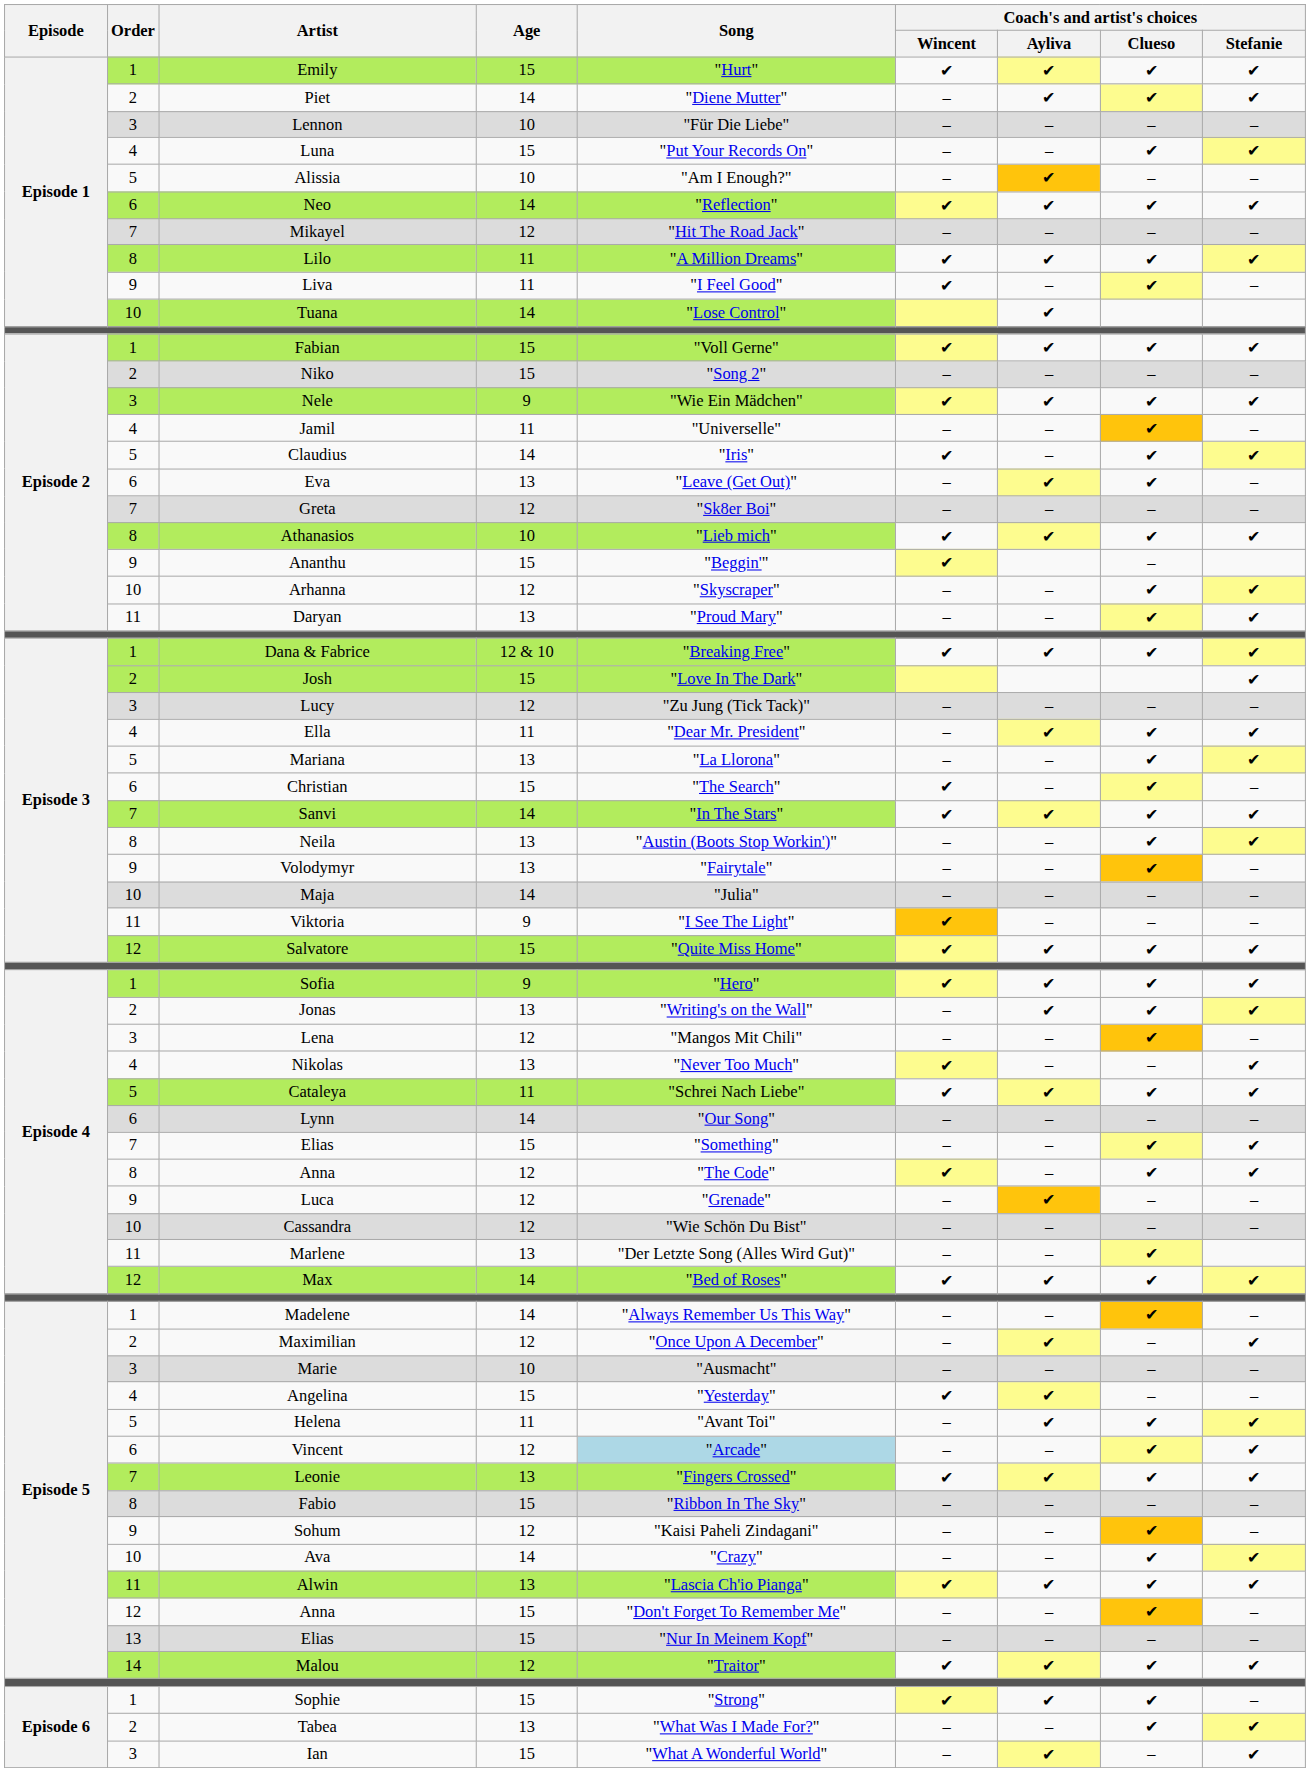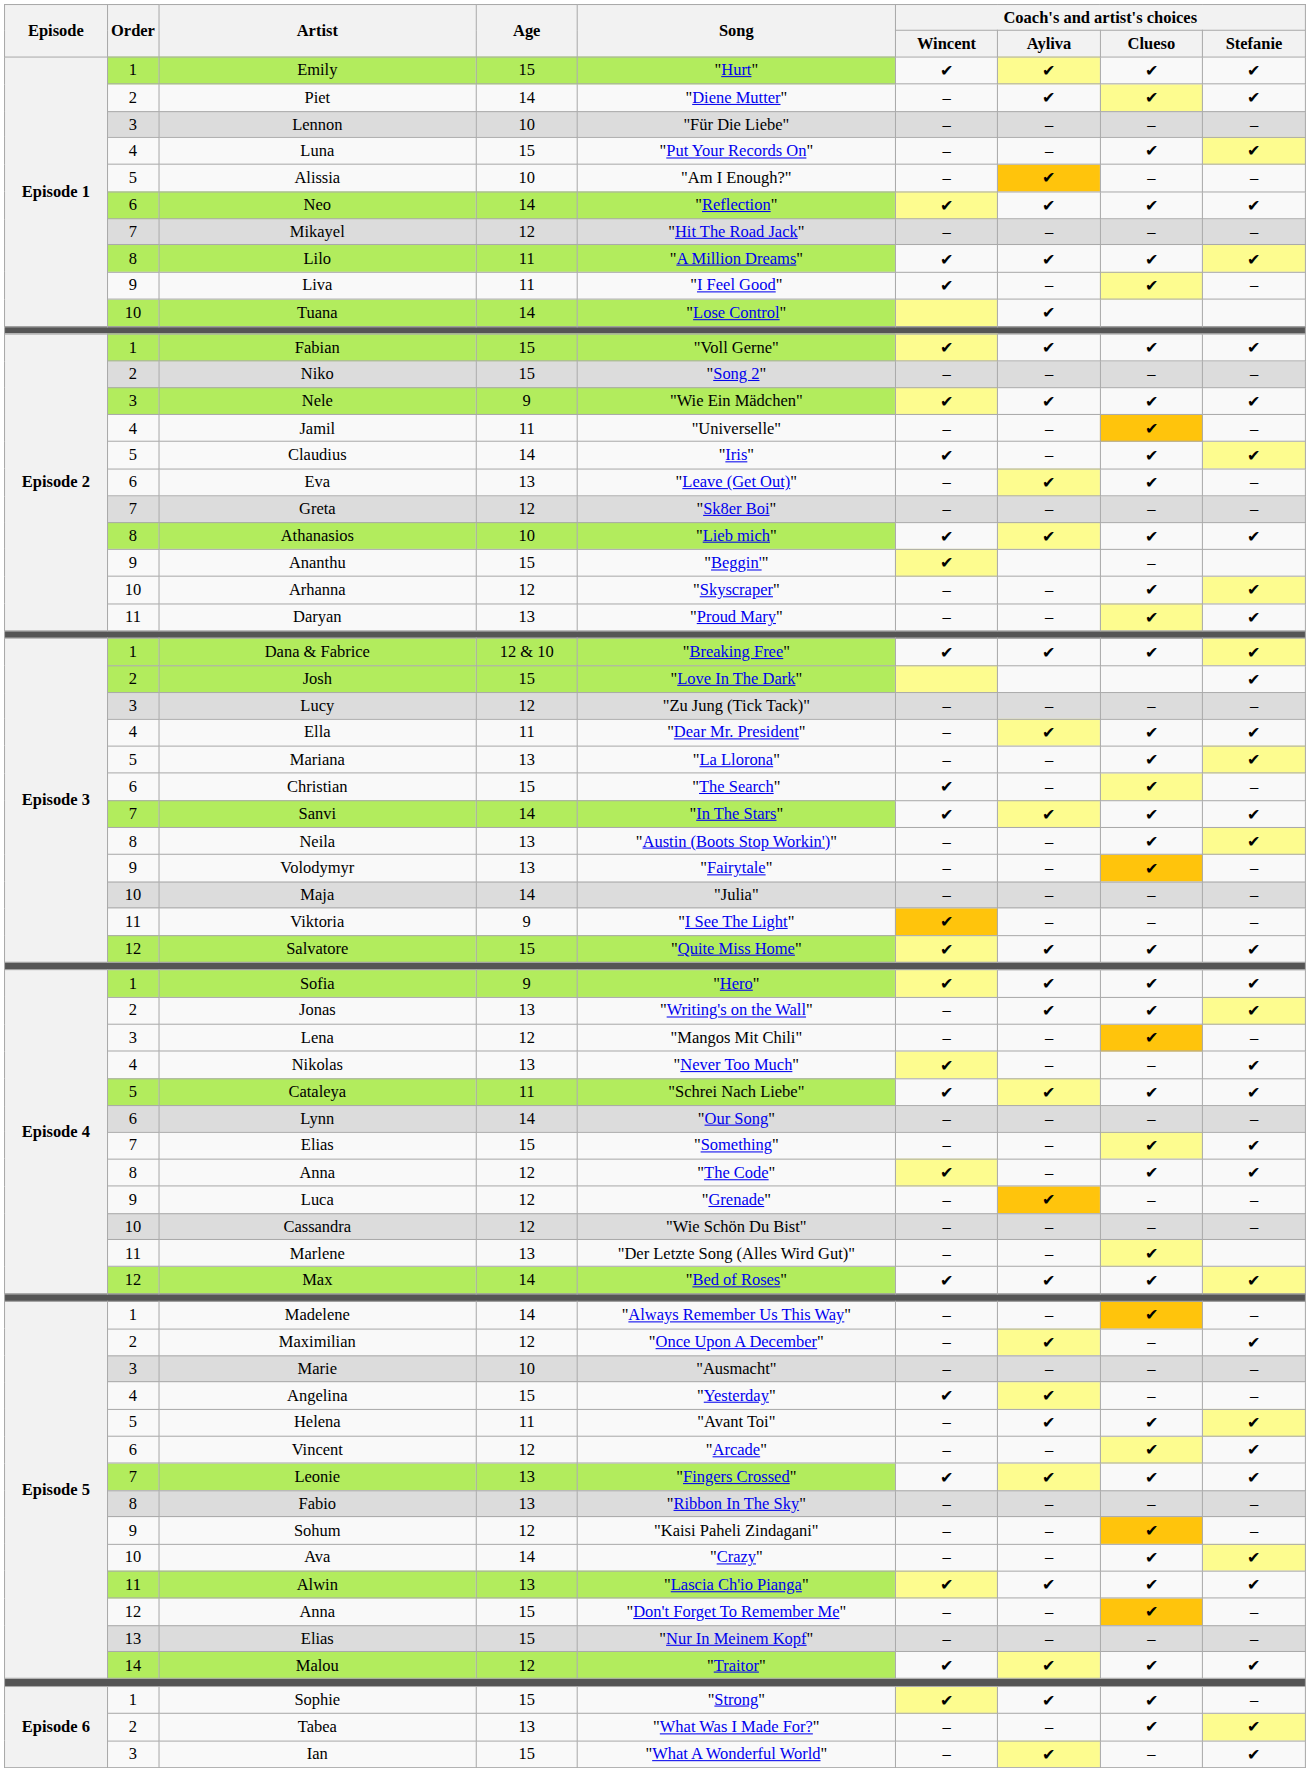(736, 1449) lightblue background -> (736, 1449) no background
(527, 1503) 15 -> (527, 1503) 13
